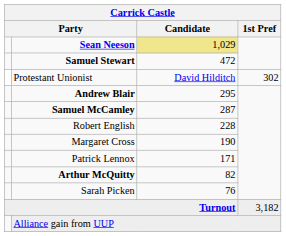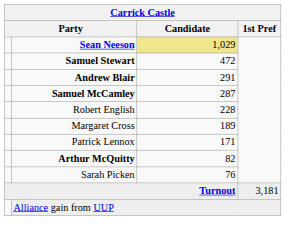- row: (53, 77)
(228, 93) 295 -> (228, 77) 291
(228, 142) 190 -> (228, 126) 189
(267, 207) 3,182 -> (267, 191) 3,181
